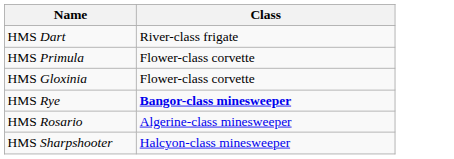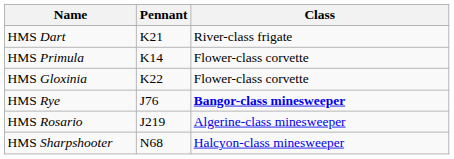+ column: (164, 15)
